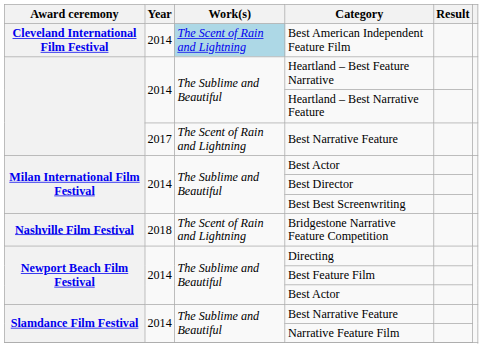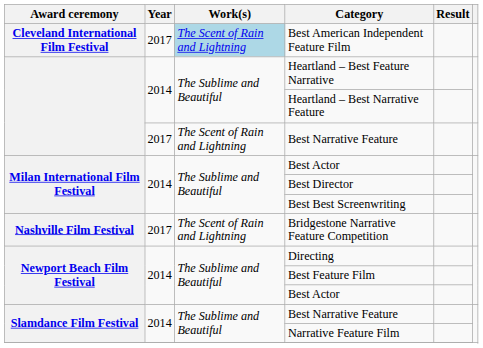(160, 40) 2014 -> (160, 40) 2017
(160, 229) 2018 -> (160, 229) 2017
